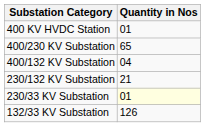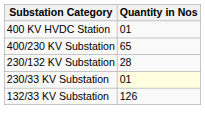- row: (61, 63)
(126, 79) 21 -> (126, 63) 28
